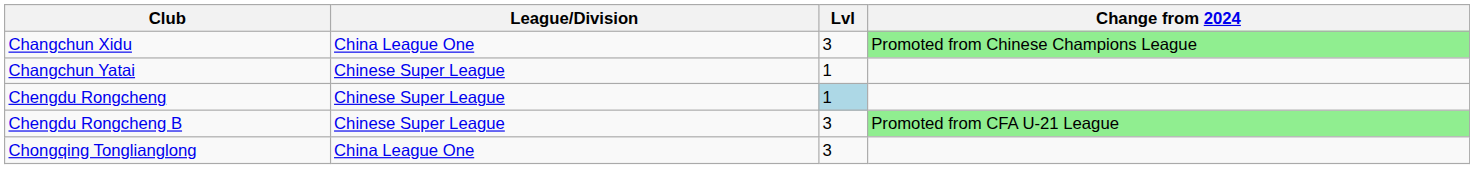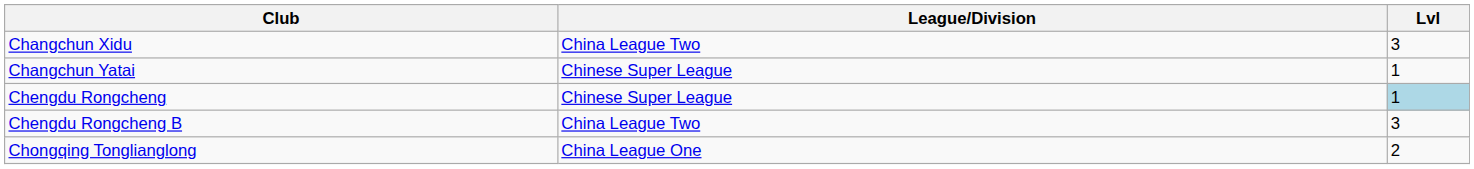- column: (1168, 18)
(404, 45) China League One -> (631, 45) China League Two
(419, 124) Chinese Super League -> (631, 124) China League Two
(827, 150) 3 -> (1395, 150) 2
